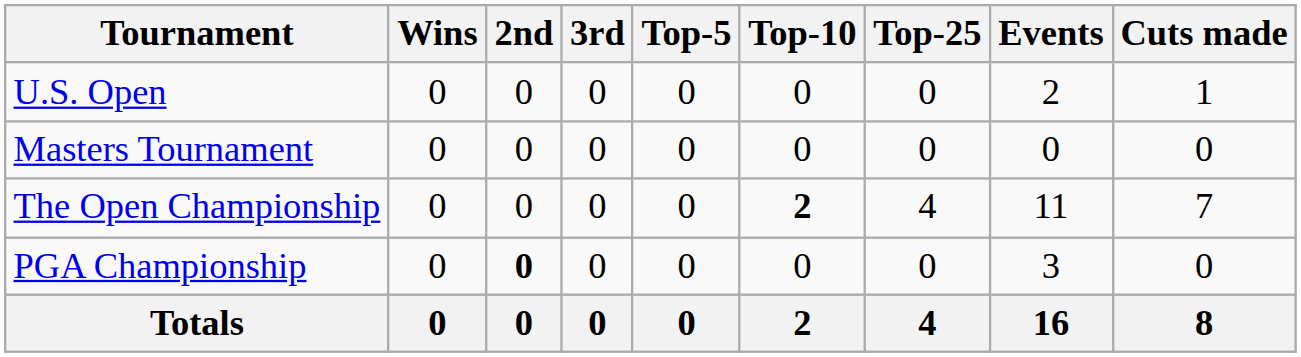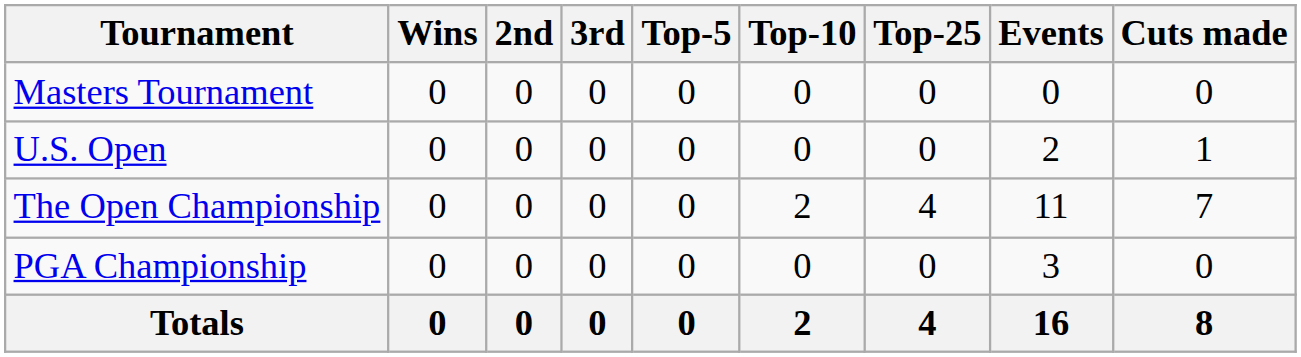rows swapped: (163, 149) <-> (90, 91)
(802, 206) bold -> (802, 206) normal
(524, 264) bold -> (524, 264) normal
